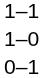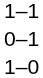rows swapped: (22, 39) <-> (22, 66)
